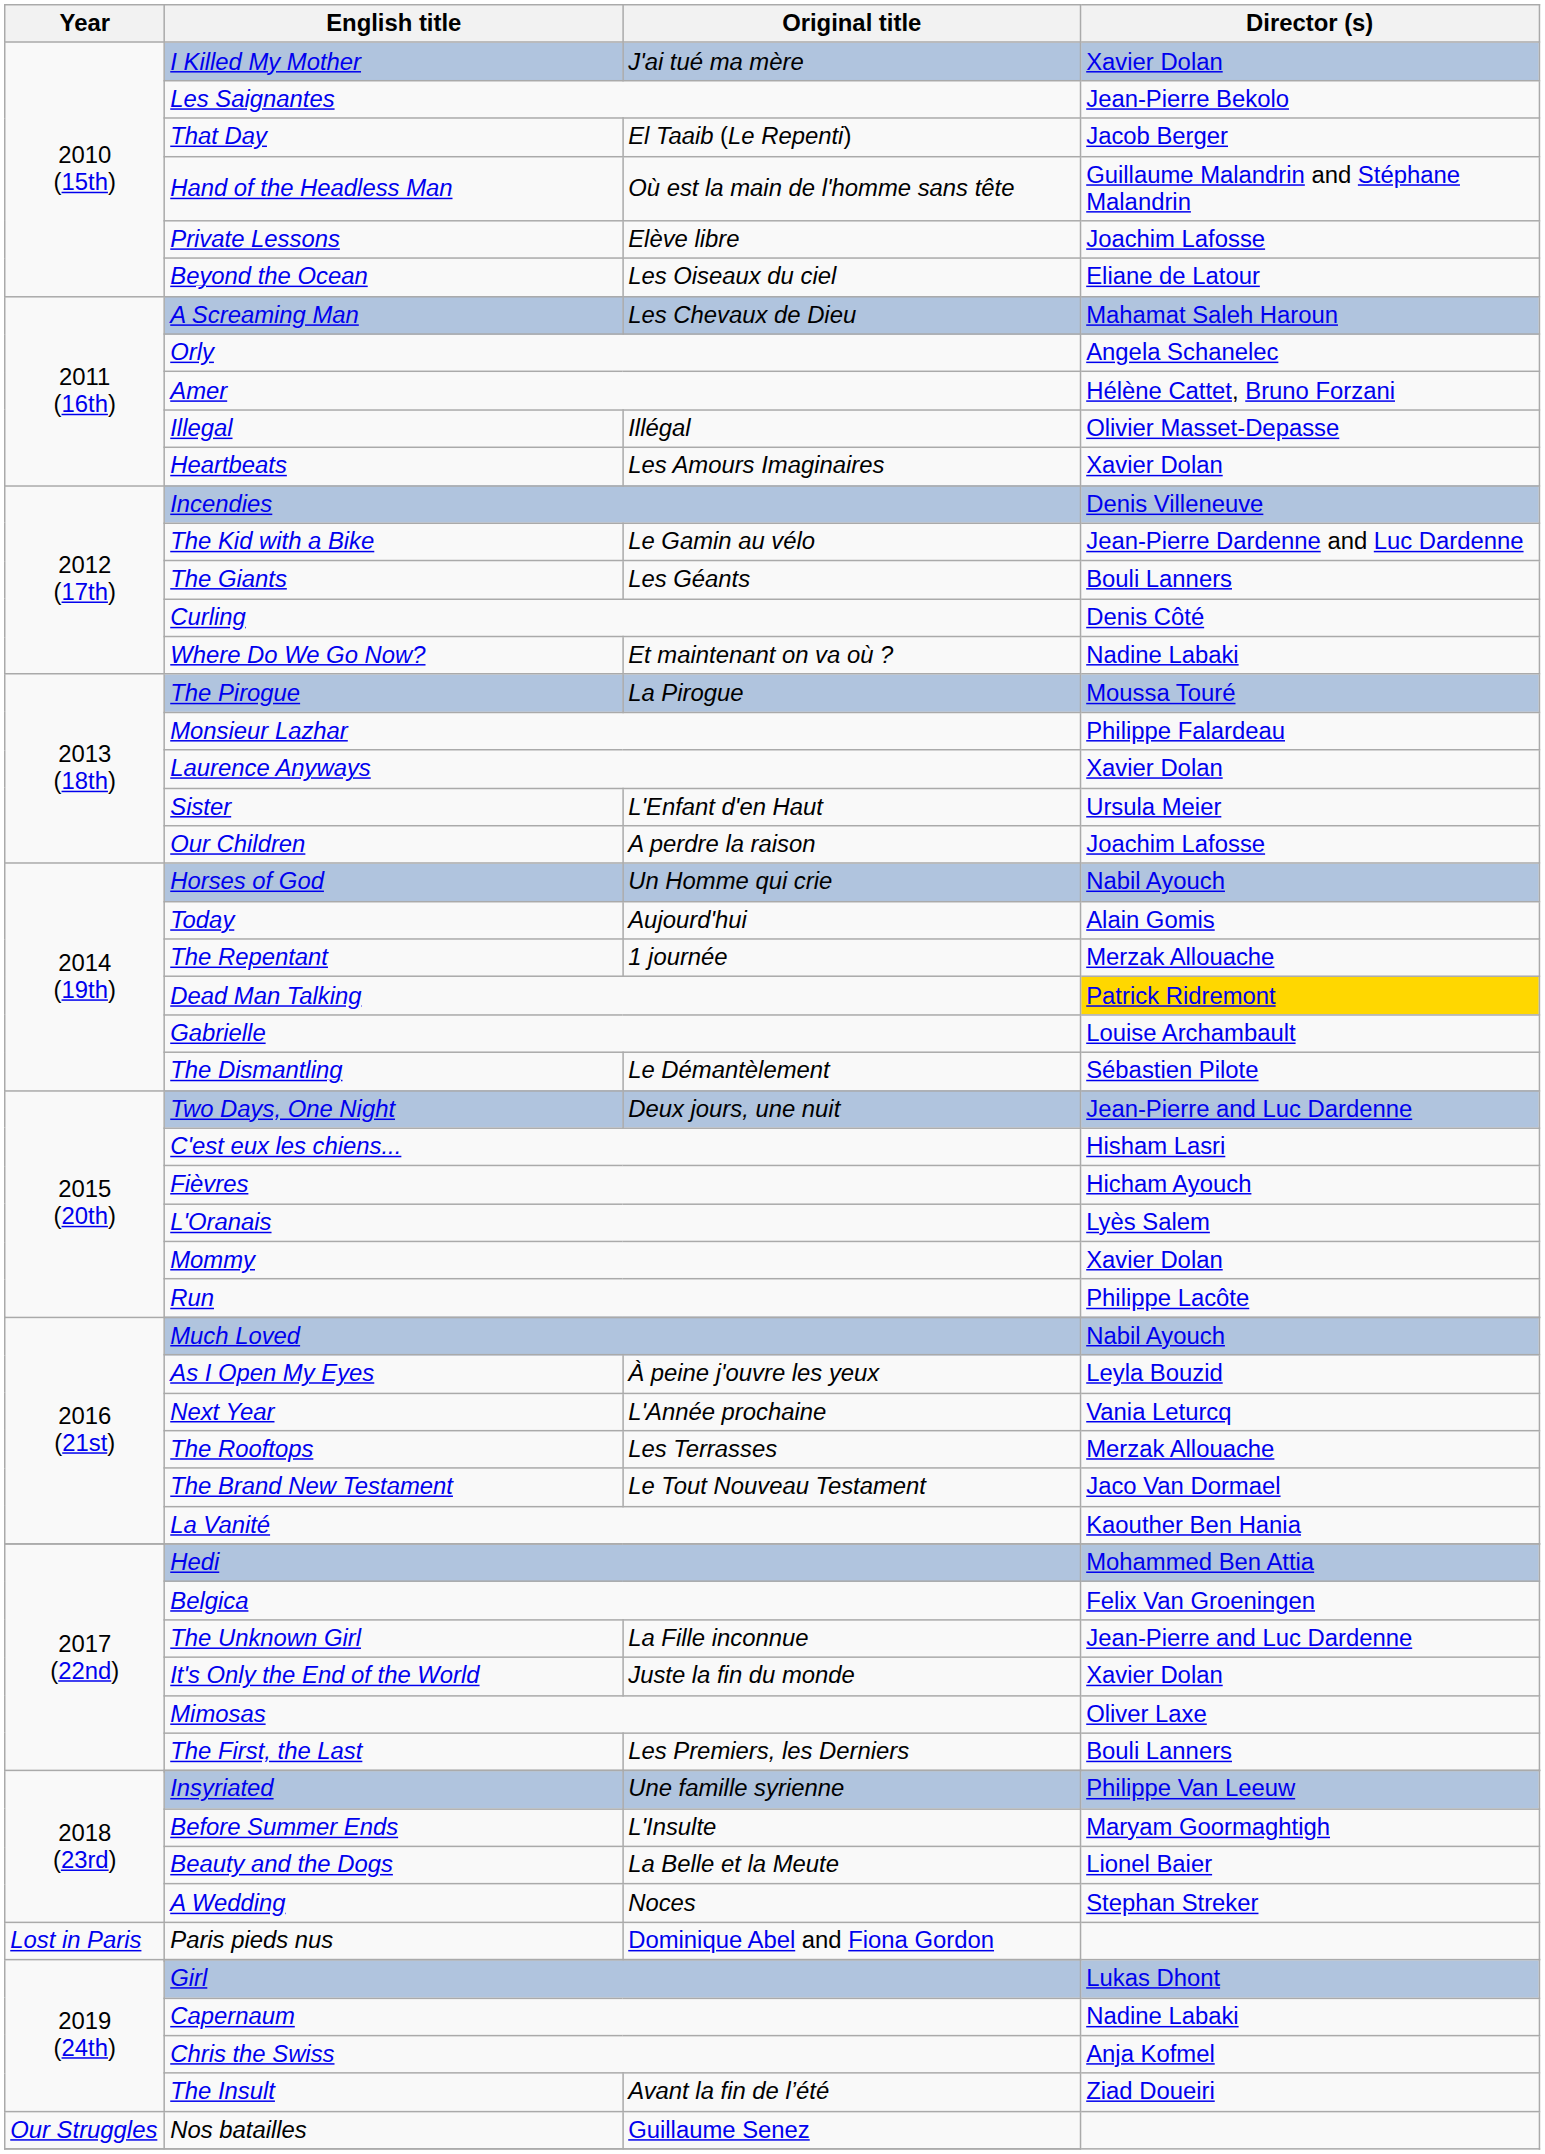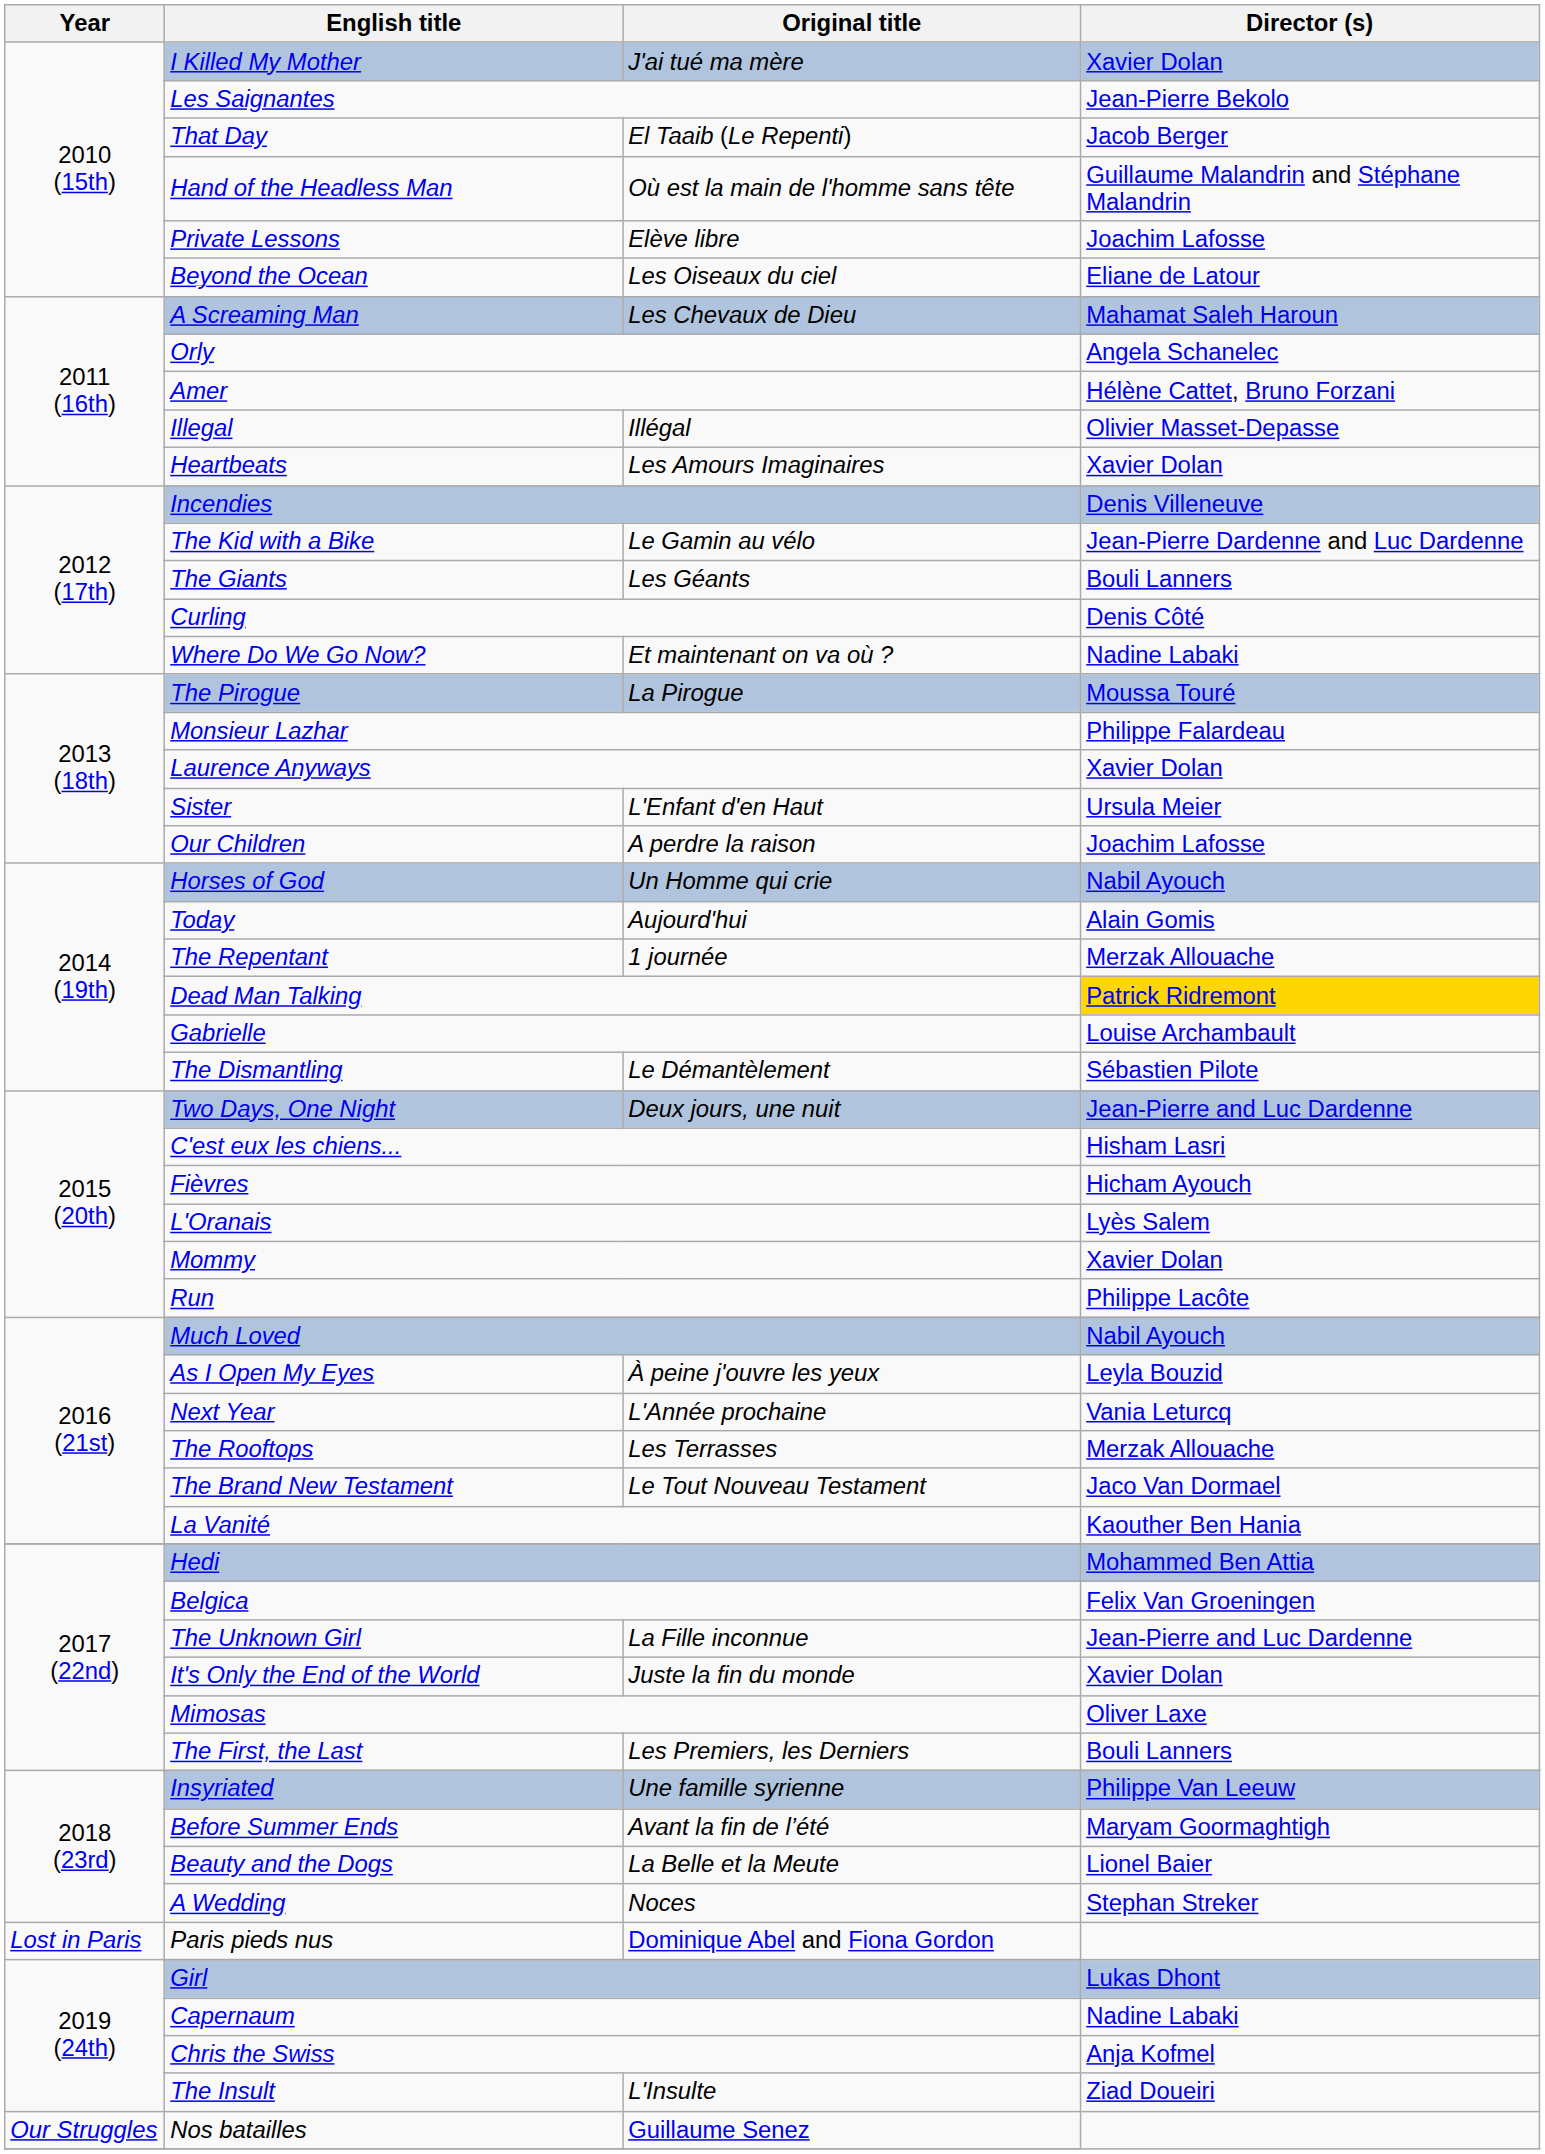(672, 1827) L'Insulte -> (729, 1827) Avant la fin de l’été
(729, 2091) Avant la fin de l’été -> (672, 2091) L'Insulte
